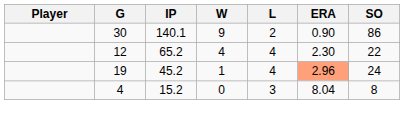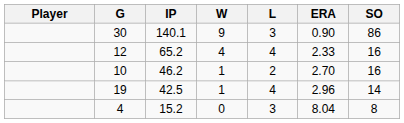(273, 33) 2 -> (273, 33) 3
(323, 52) 2.30 -> (323, 52) 2.33
(374, 52) 22 -> (374, 52) 16
+ row: (120, 71)
(171, 71) 45.2 -> (171, 90) 42.5
(323, 71) lightsalmon background -> (323, 90) no background
(374, 71) 24 -> (374, 90) 14
